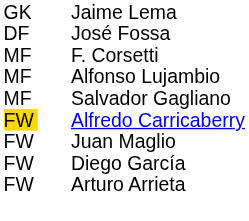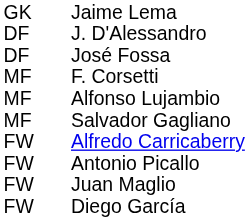+ row: (139, 33)
(19, 120) gold background -> (19, 141) no background
+ row: (135, 163)
- row: (128, 185)
